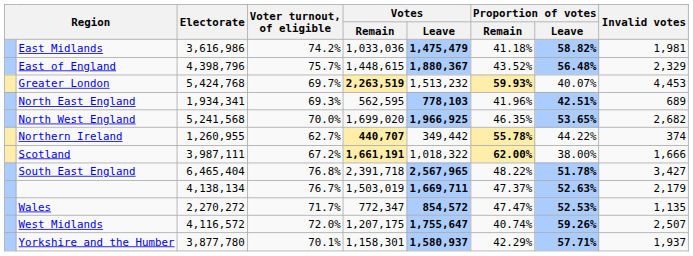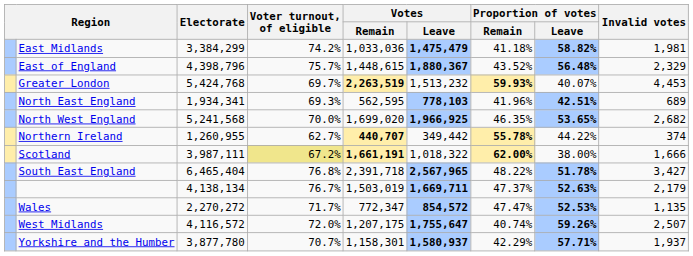(215, 48) 3,616,986 -> (215, 48) 3,384,299
(324, 154) no background -> (324, 154) khaki background
(324, 242) 70.1% -> (324, 242) 70.7%
